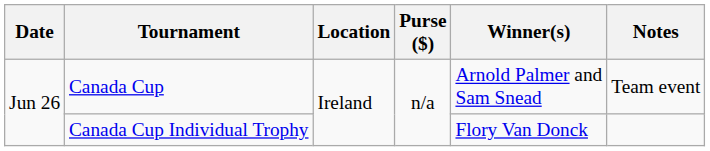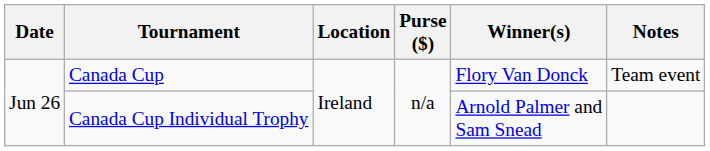(529, 86) Arnold Palmer and Sam Snead -> (522, 75) Flory Van Donck
(522, 129) Flory Van Donck -> (529, 118) Arnold Palmer and Sam Snead
